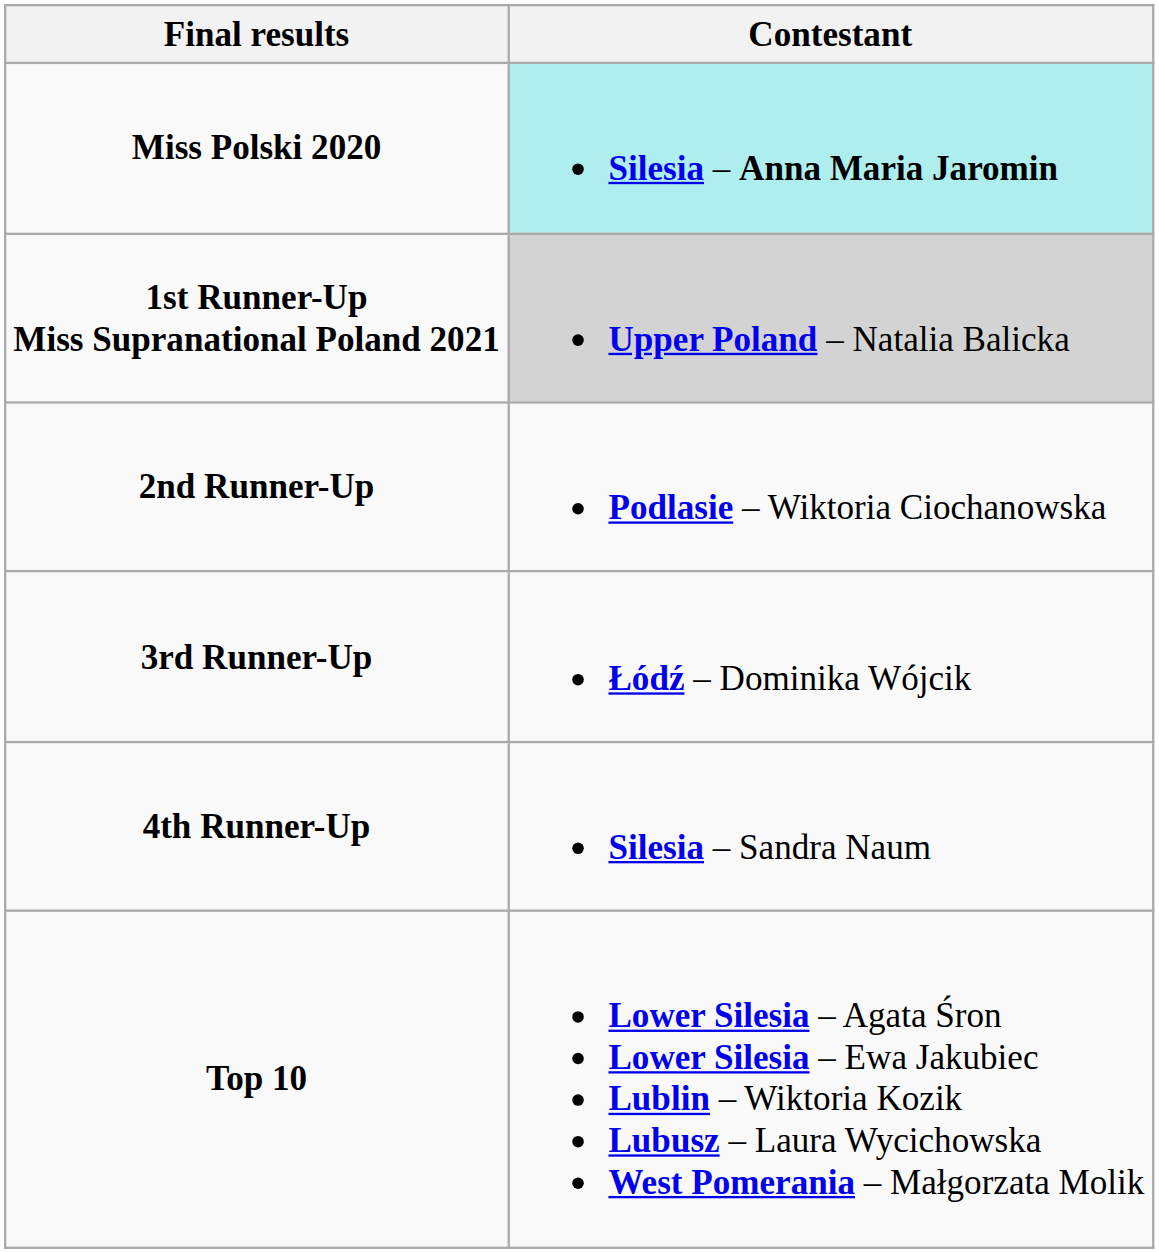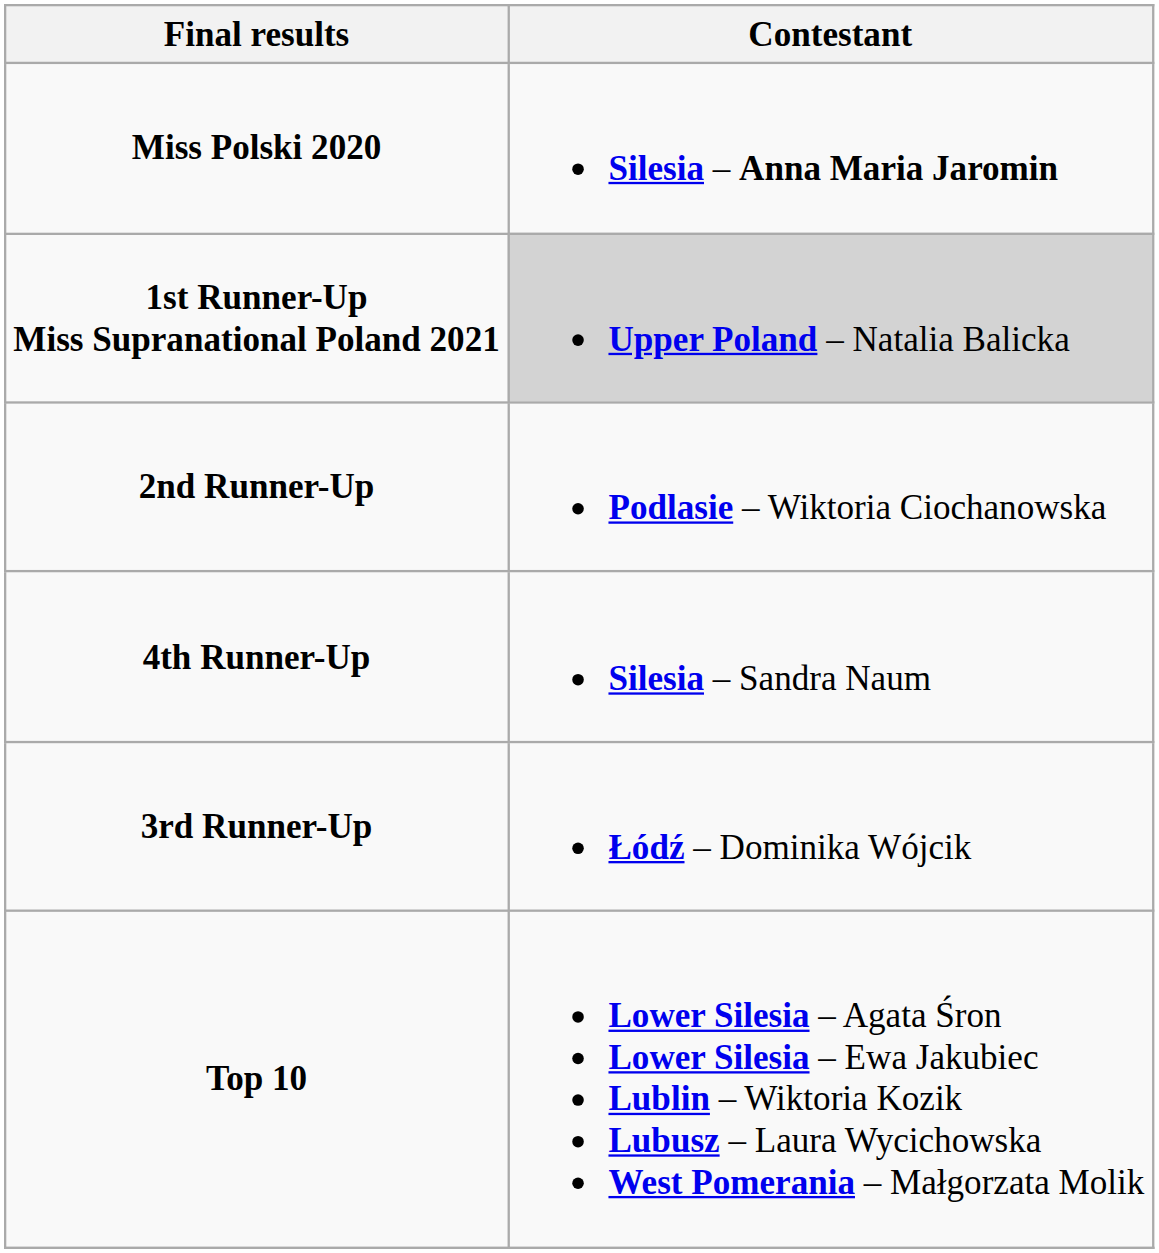(830, 169) paleturquoise background -> (830, 169) no background
rows swapped: (257, 656) <-> (257, 825)
